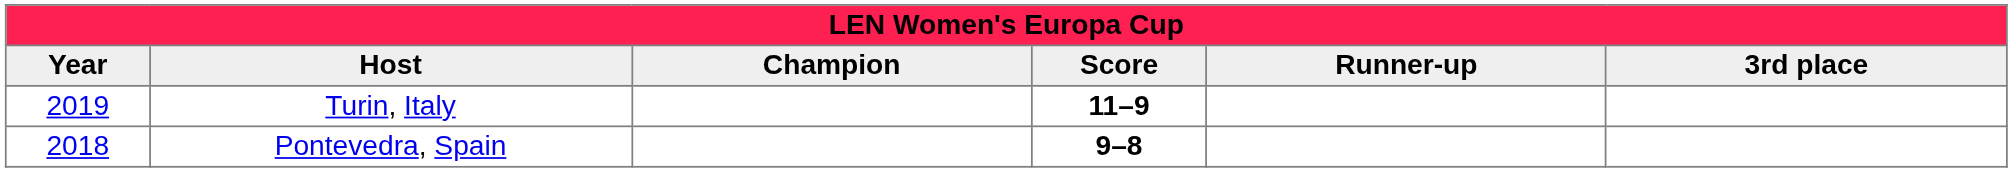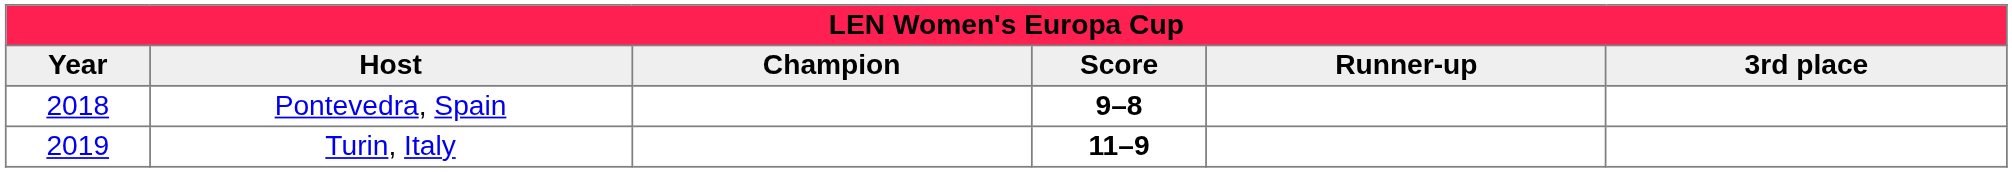rows swapped: (391, 146) <-> (391, 105)
